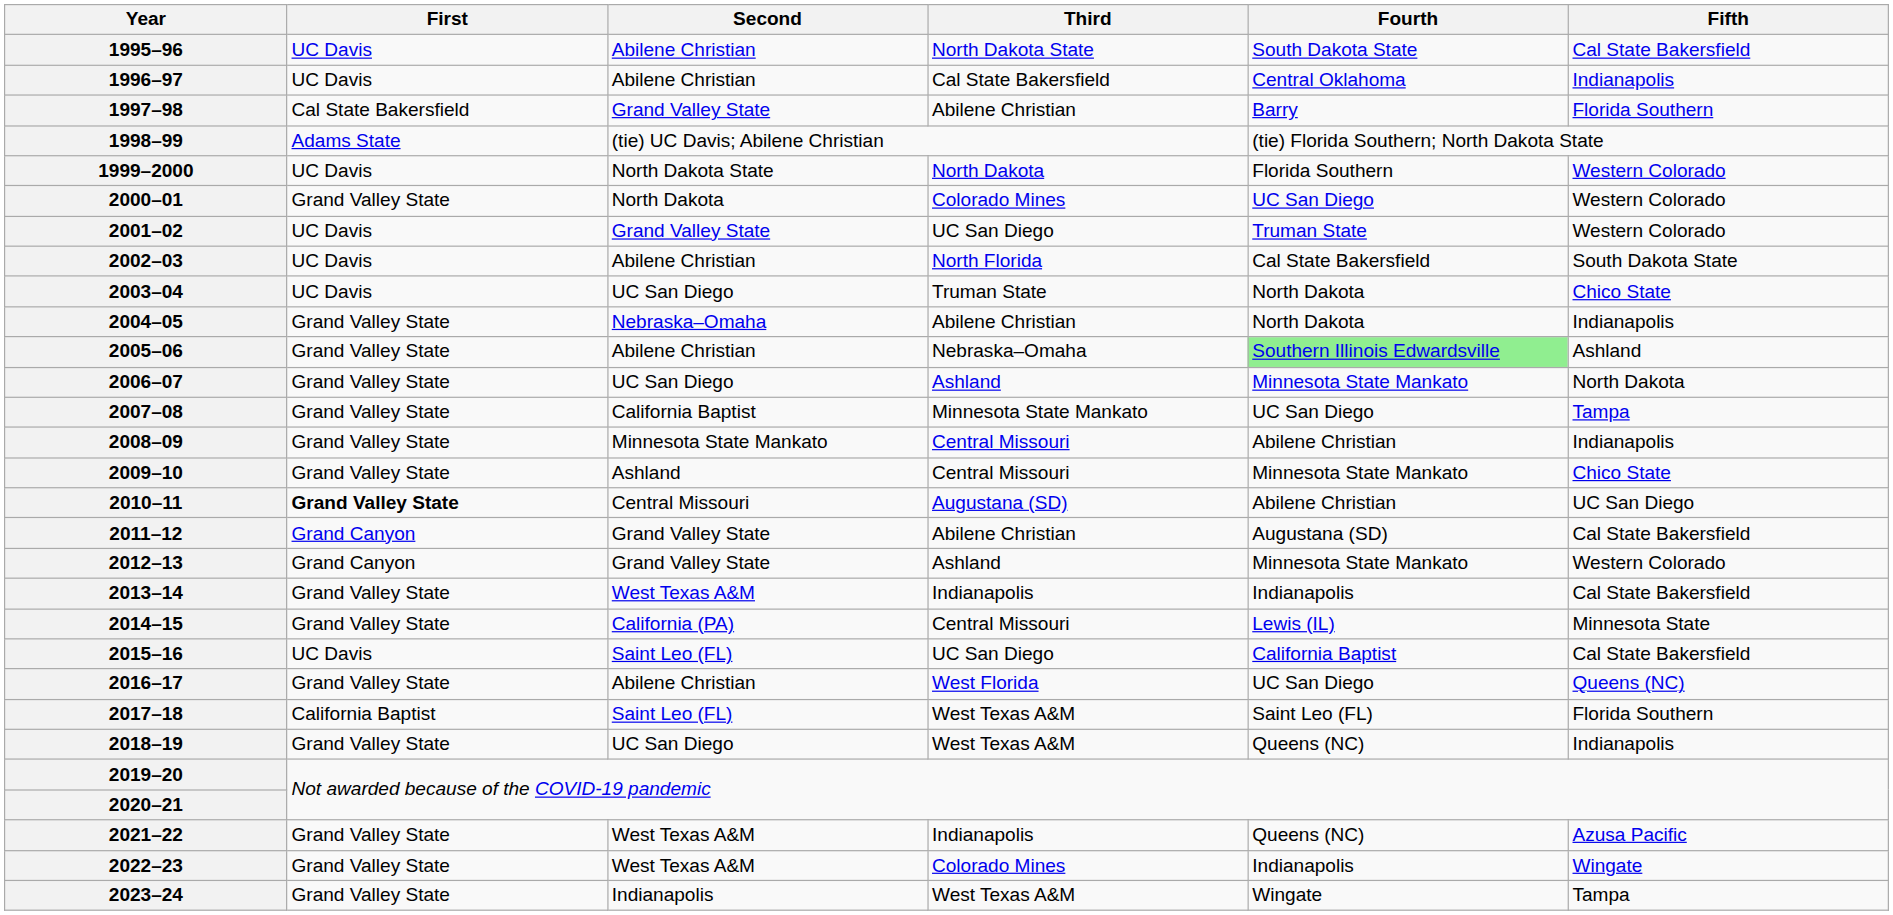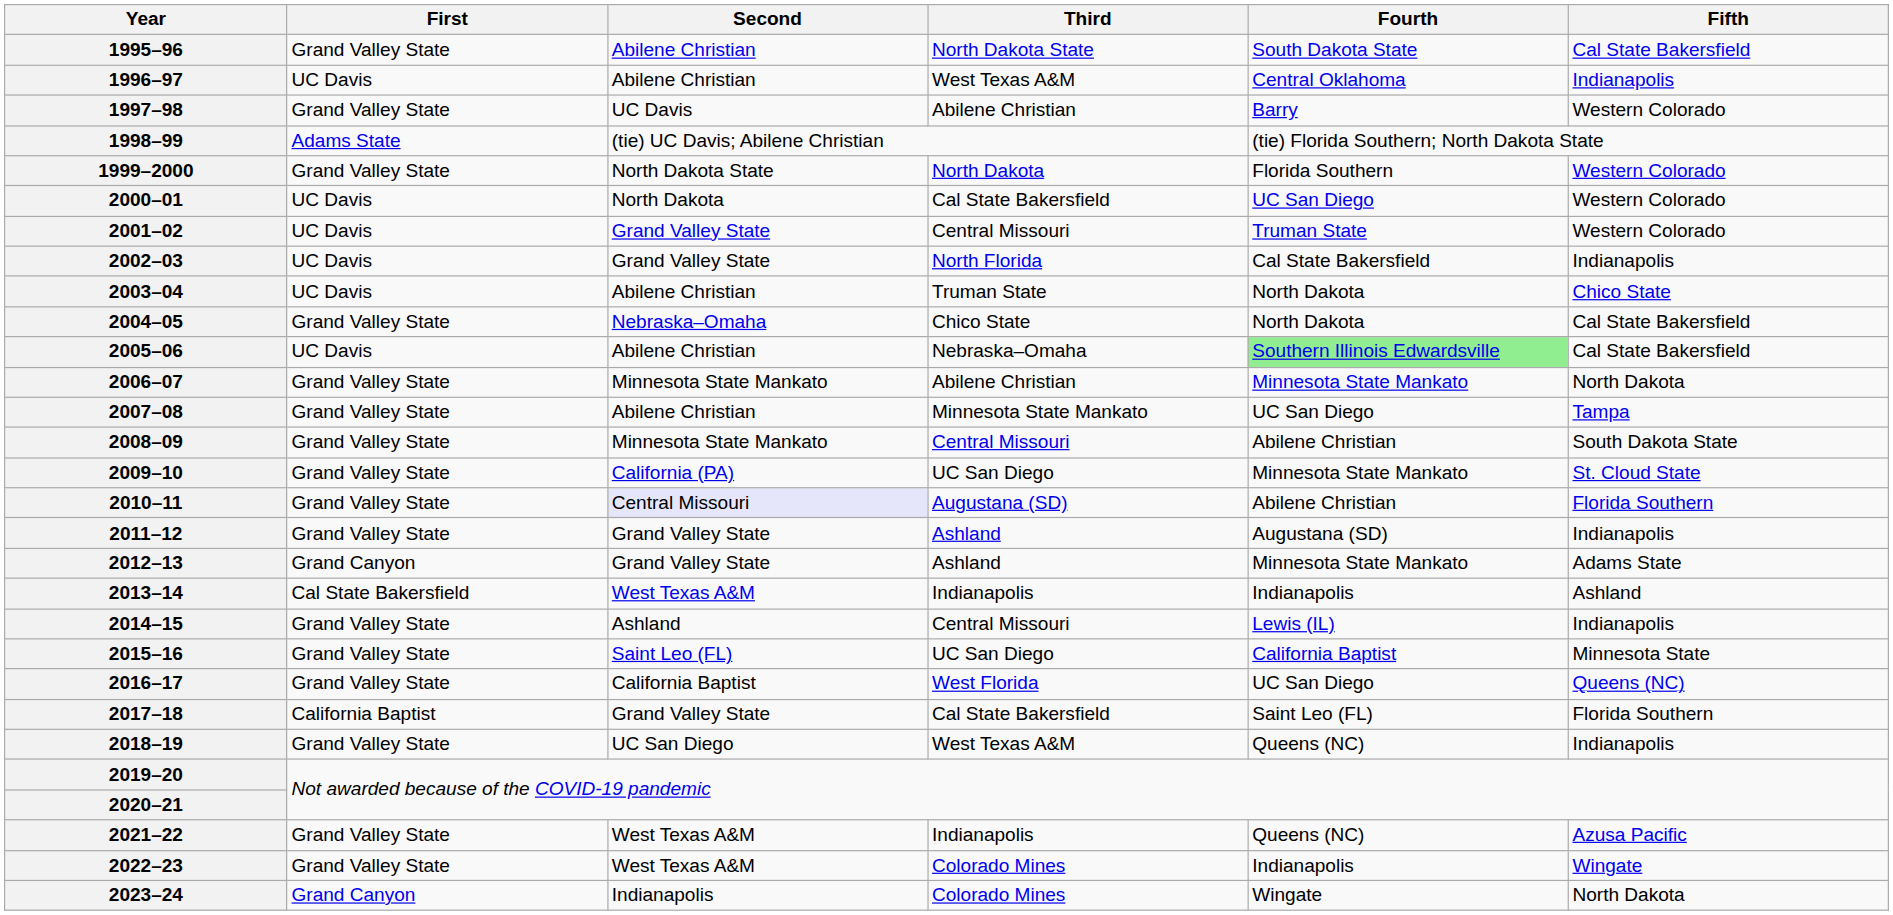(332, 49) UC Davis -> (371, 49) Grand Valley State
(1021, 79) Cal State Bakersfield -> (1004, 79) West Texas A&M
(380, 110) Cal State Bakersfield -> (371, 110) Grand Valley State
(691, 110) Grand Valley State -> (652, 110) UC Davis
(1643, 110) Florida Southern -> (1649, 110) Western Colorado
(332, 170) UC Davis -> (371, 170) Grand Valley State
(371, 200) Grand Valley State -> (332, 200) UC Davis
(999, 200) Colorado Mines -> (1021, 200) Cal State Bakersfield
(993, 230) UC San Diego -> (1001, 230) Central Missouri
(684, 261) Abilene Christian -> (691, 261) Grand Valley State
(1655, 261) South Dakota State -> (1623, 261) Indianapolis
(673, 291) UC San Diego -> (684, 291) Abilene Christian
(1004, 321) Abilene Christian -> (981, 321) Chico State
(1623, 321) Indianapolis -> (1661, 321) Cal State Bakersfield
(371, 351) Grand Valley State -> (332, 351) UC Davis
(1607, 351) Ashland -> (1661, 351) Cal State Bakersfield
(673, 381) UC San Diego -> (720, 381) Minnesota State Mankato
(966, 381) Ashland -> (1004, 381) Abilene Christian
(684, 412) California Baptist -> (684, 412) Abilene Christian
(1623, 442) Indianapolis -> (1655, 442) South Dakota State
(646, 472) Ashland -> (673, 472) California (PA)
(1001, 472) Central Missouri -> (993, 472) UC San Diego
(1622, 472) Chico State -> (1637, 472) St. Cloud State
(375, 502) bold -> (371, 502) normal
(681, 502) no background -> (681, 502) lavender background
(1633, 502) UC San Diego -> (1643, 502) Florida Southern
(353, 532) Grand Canyon -> (371, 532) Grand Valley State
(1004, 532) Abilene Christian -> (966, 532) Ashland
(1661, 532) Cal State Bakersfield -> (1623, 532) Indianapolis
(1649, 563) Western Colorado -> (1627, 563) Adams State
(371, 593) Grand Valley State -> (380, 593) Cal State Bakersfield
(1661, 593) Cal State Bakersfield -> (1607, 593) Ashland
(673, 623) California (PA) -> (646, 623) Ashland
(1641, 623) Minnesota State -> (1623, 623) Indianapolis
(332, 653) UC Davis -> (371, 653) Grand Valley State
(1661, 653) Cal State Bakersfield -> (1641, 653) Minnesota State
(684, 683) Abilene Christian -> (684, 683) California Baptist
(672, 714) Saint Leo (FL) -> (691, 714) Grand Valley State
(1004, 714) West Texas A&M -> (1021, 714) Cal State Bakersfield
(371, 895) Grand Valley State -> (353, 895) Grand Canyon
(1004, 895) West Texas A&M -> (999, 895) Colorado Mines
(1601, 895) Tampa -> (1629, 895) North Dakota
